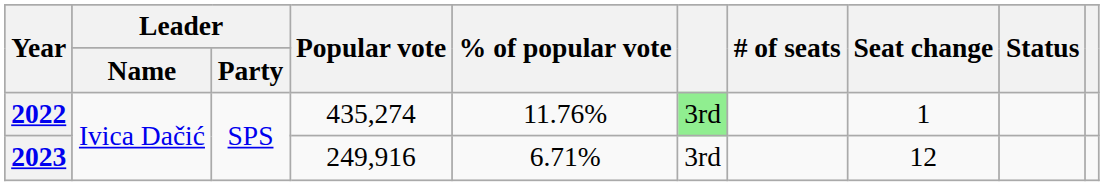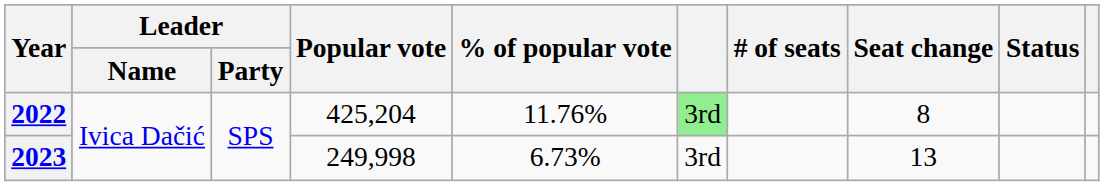(371, 113) 435,274 -> (371, 113) 425,204
(923, 113) 1 -> (923, 113) 8
(371, 157) 249,916 -> (371, 157) 249,998
(565, 157) 6.71% -> (565, 157) 6.73%
(923, 157) 12 -> (923, 157) 13
